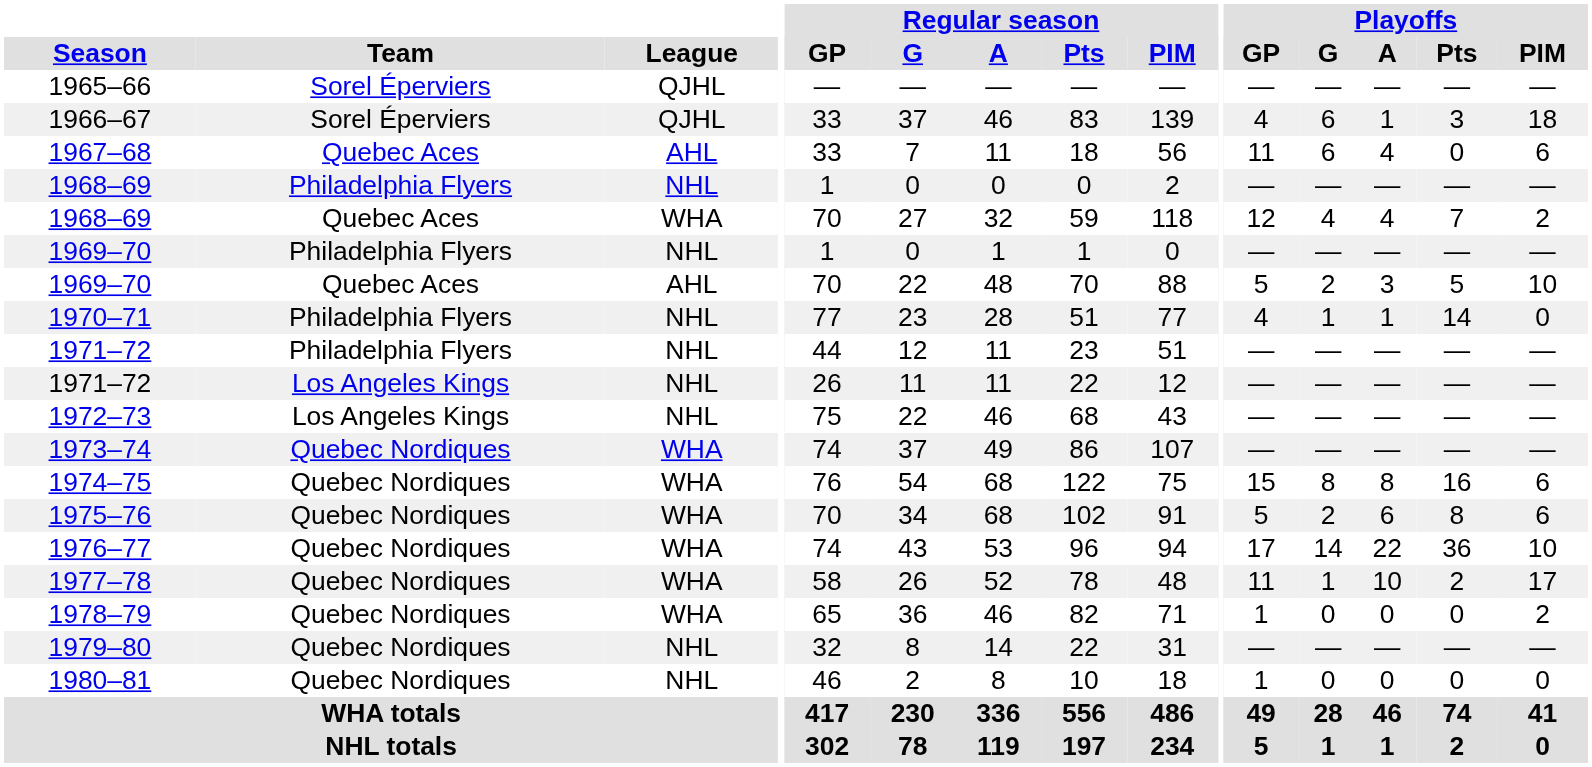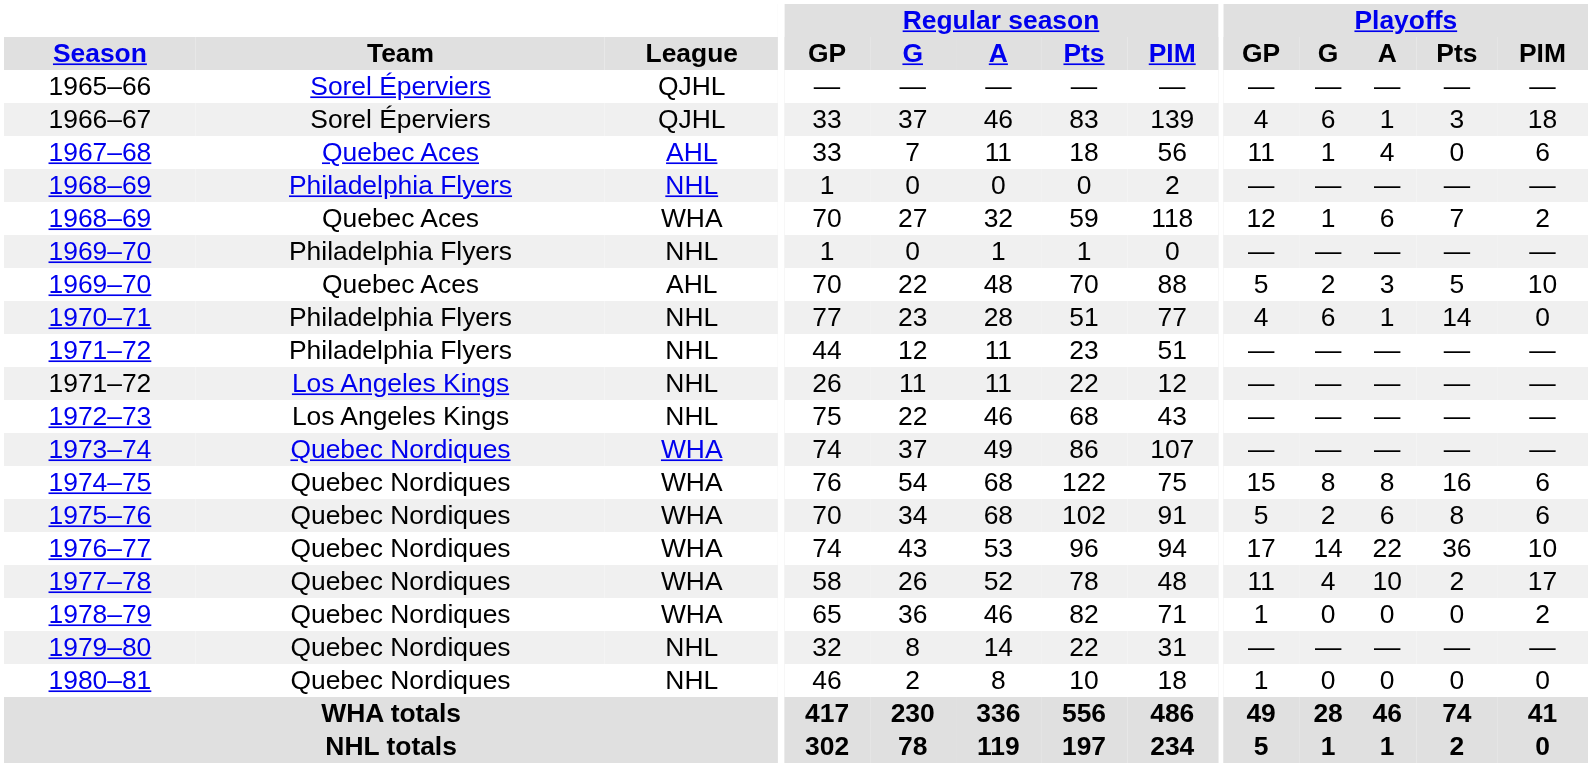(1328, 152) 6 -> (1328, 152) 1
(1328, 218) 4 -> (1328, 218) 1
(1387, 218) 4 -> (1387, 218) 6
(1328, 317) 1 -> (1328, 317) 6
(1328, 581) 1 -> (1328, 581) 4
